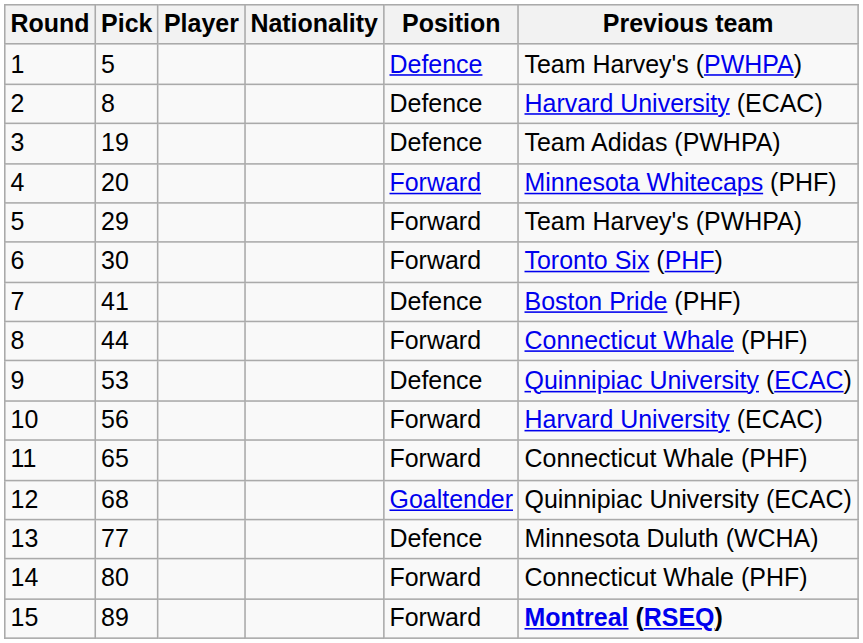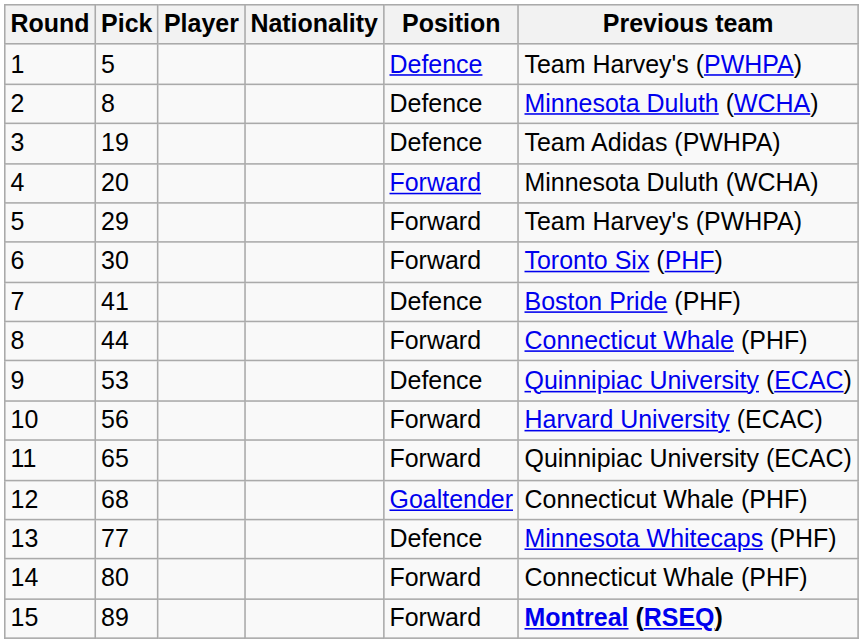(674, 103) Harvard University (ECAC) -> (672, 103) Minnesota Duluth (WCHA)
(681, 182) Minnesota Whitecaps (PHF) -> (672, 182) Minnesota Duluth (WCHA)
(666, 459) Connecticut Whale (PHF) -> (688, 459) Quinnipiac University (ECAC)
(688, 499) Quinnipiac University (ECAC) -> (666, 499) Connecticut Whale (PHF)
(672, 538) Minnesota Duluth (WCHA) -> (681, 538) Minnesota Whitecaps (PHF)
